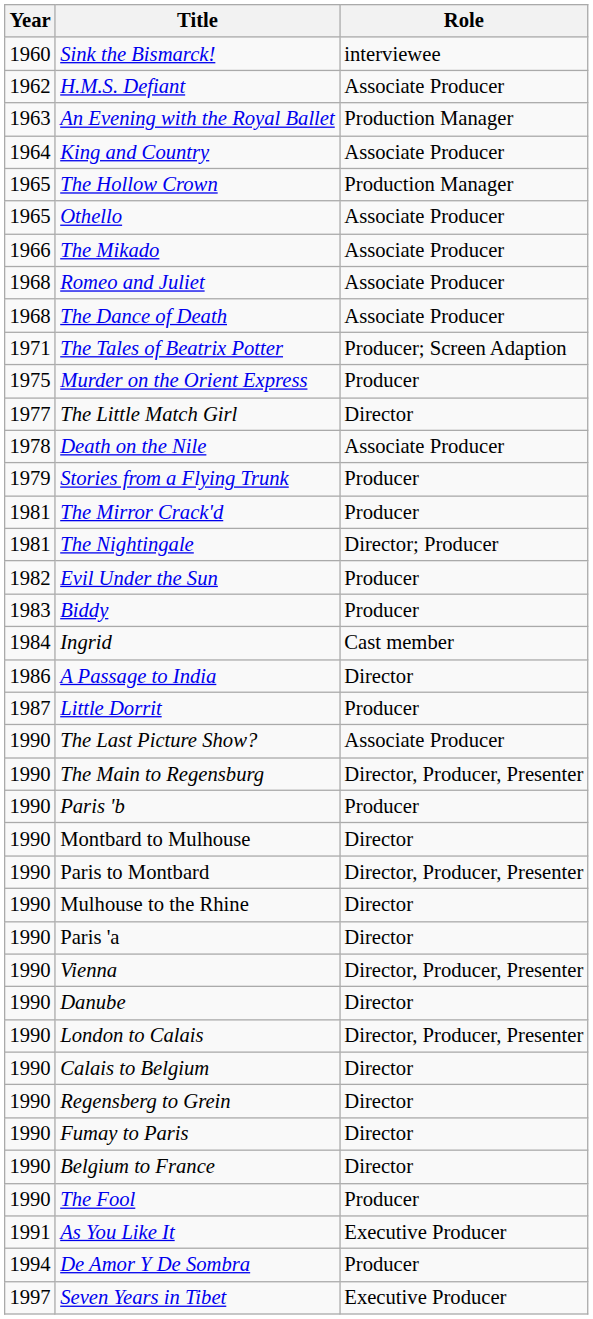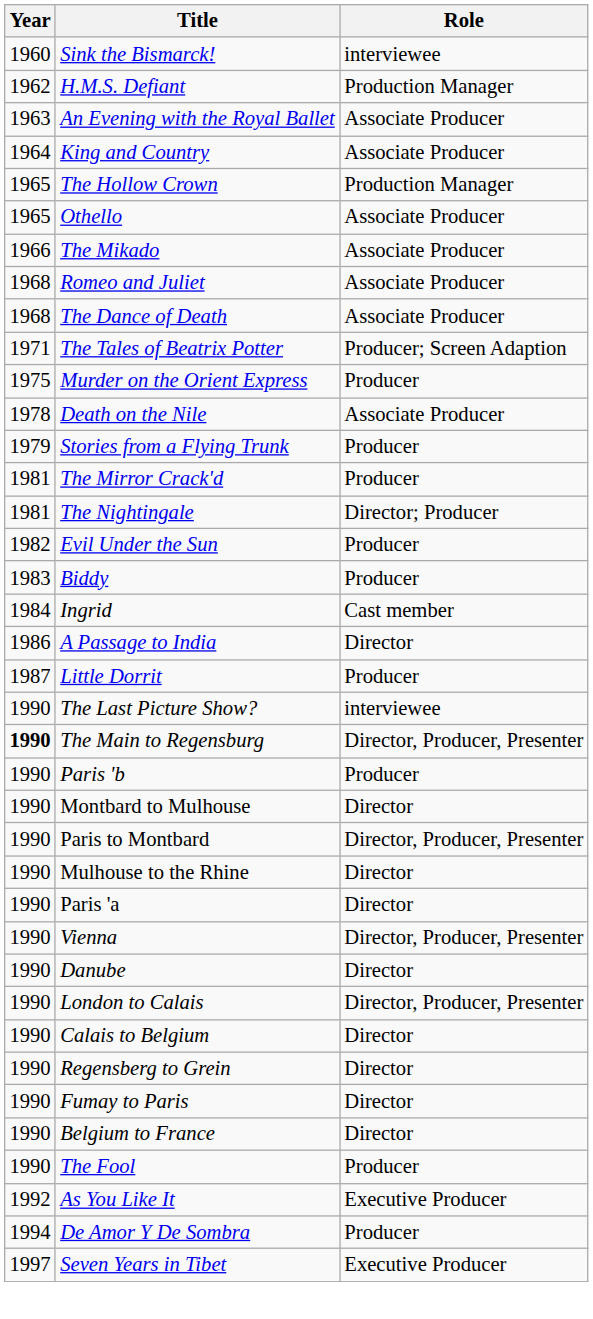(424, 86) Associate Producer -> (429, 86) Production Manager
(429, 119) Production Manager -> (424, 119) Associate Producer
- row: (149, 413)
(424, 741) Associate Producer -> (392, 708) interviewee
(30, 773) normal -> (30, 741) bold
(30, 1232) 1991 -> (30, 1199) 1992
